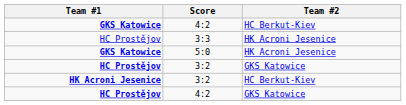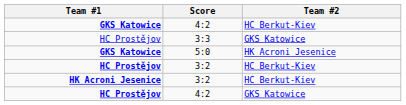(290, 39) HK Acroni Jesenice -> (275, 39) GKS Katowice
(275, 66) GKS Katowice -> (280, 66) HC Berkut-Kiev
